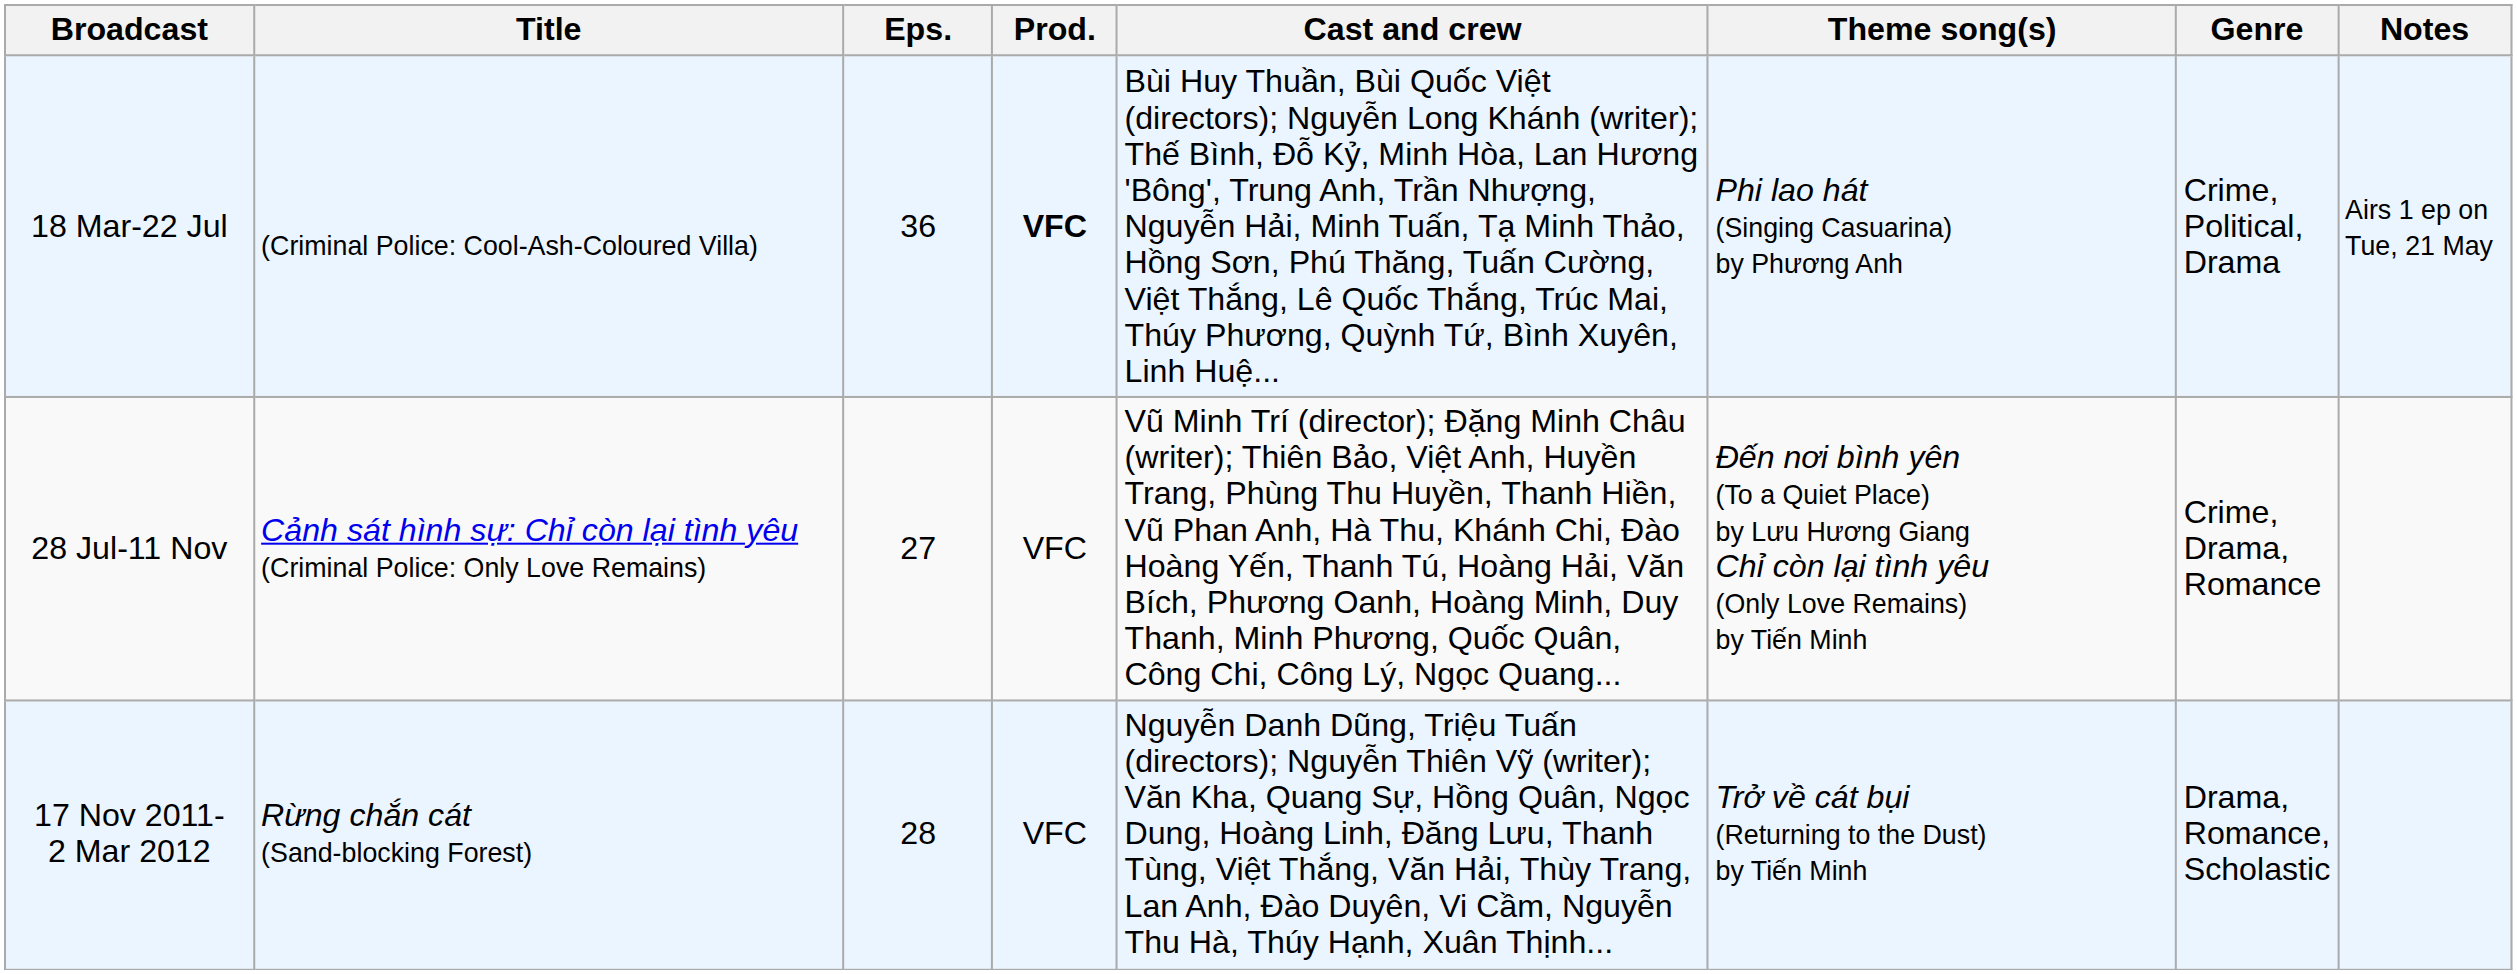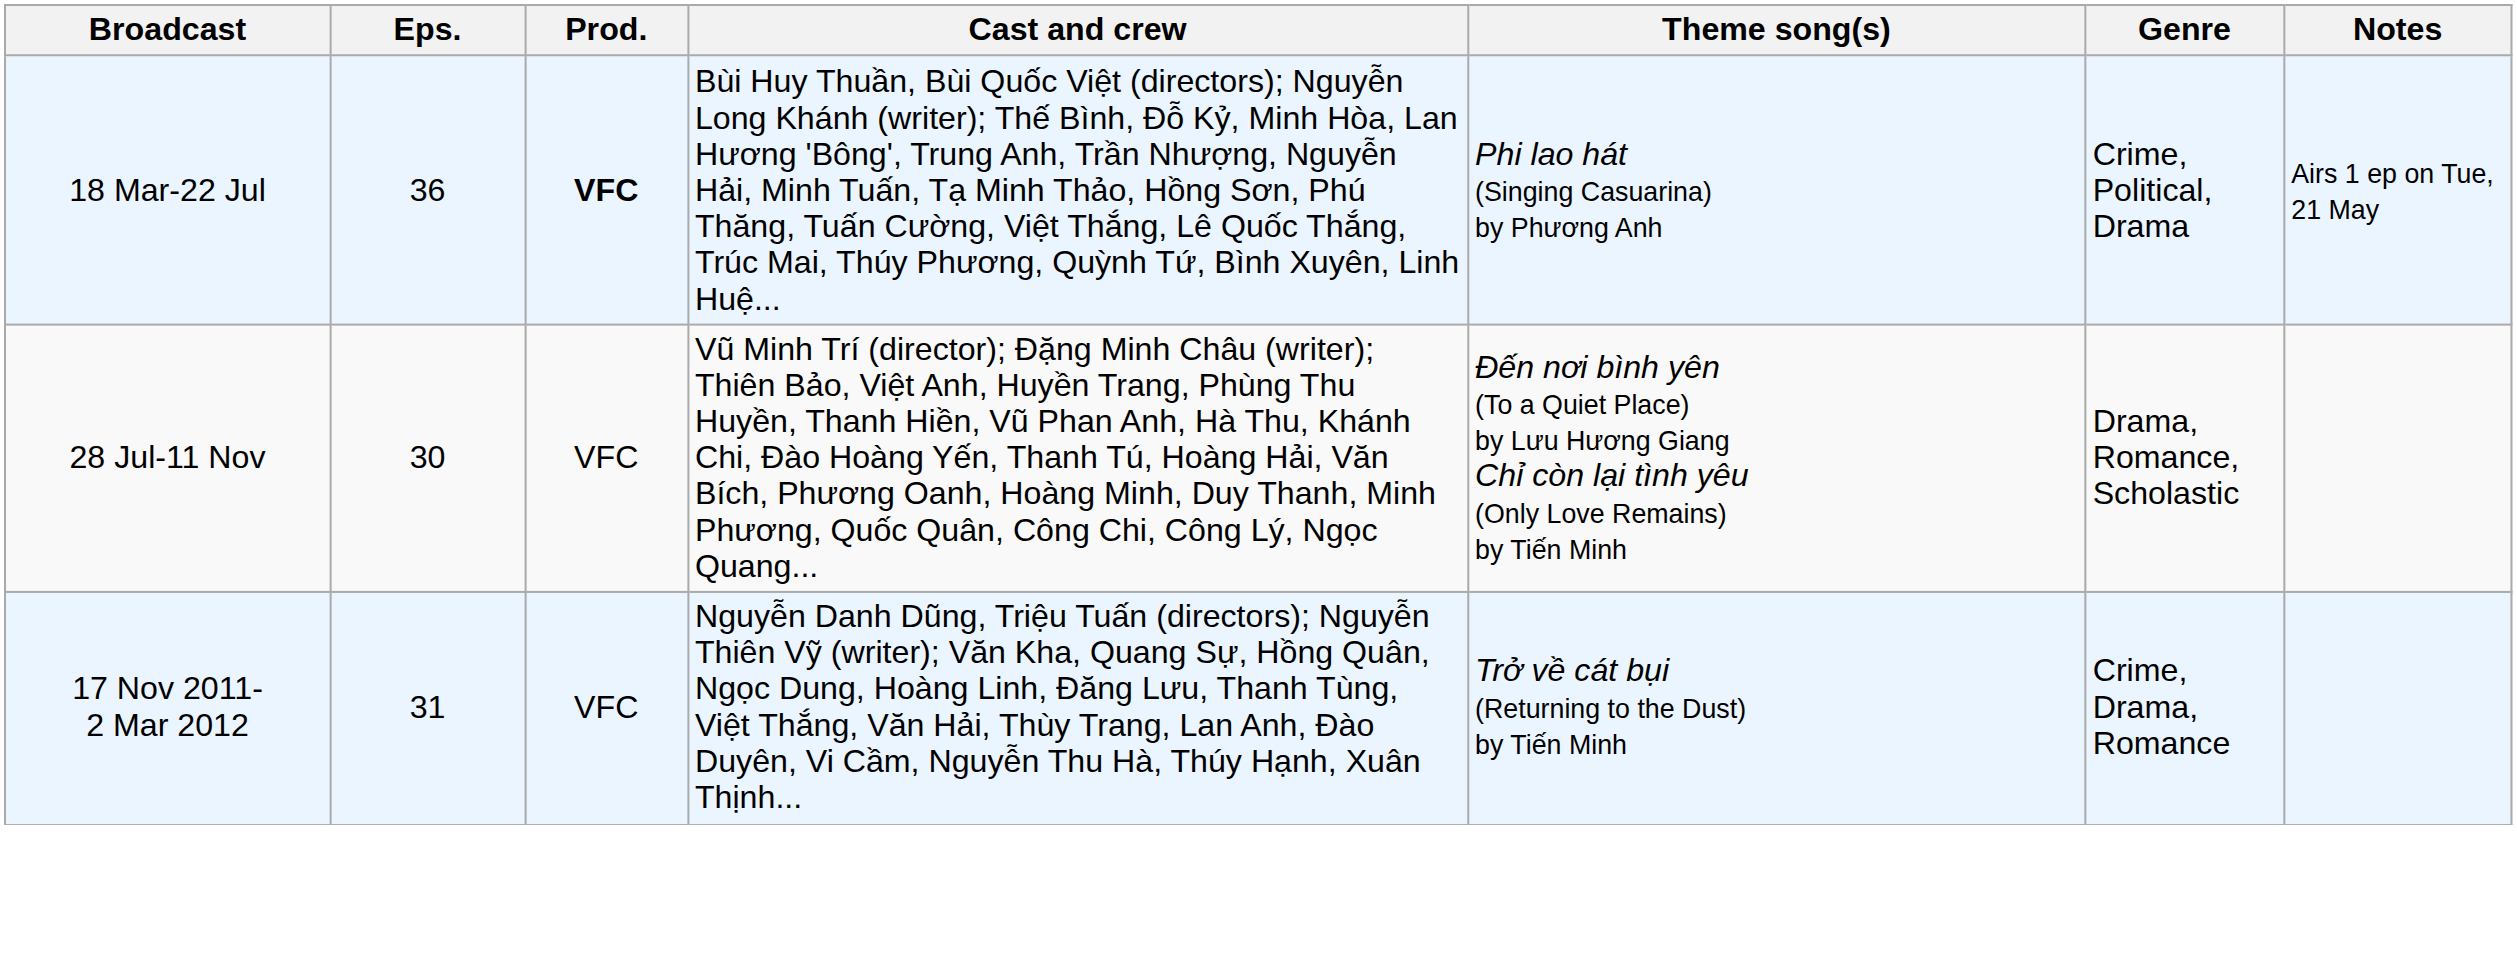- column: (549, 30)
(918, 548) 27 -> (428, 457) 30
(2253, 548) Crime, Drama, Romance -> (2166, 457) Drama, Romance, Scholastic
(918, 834) 28 -> (428, 707) 31
(2257, 834) Drama, Romance, Scholastic -> (2161, 707) Crime, Drama, Romance
